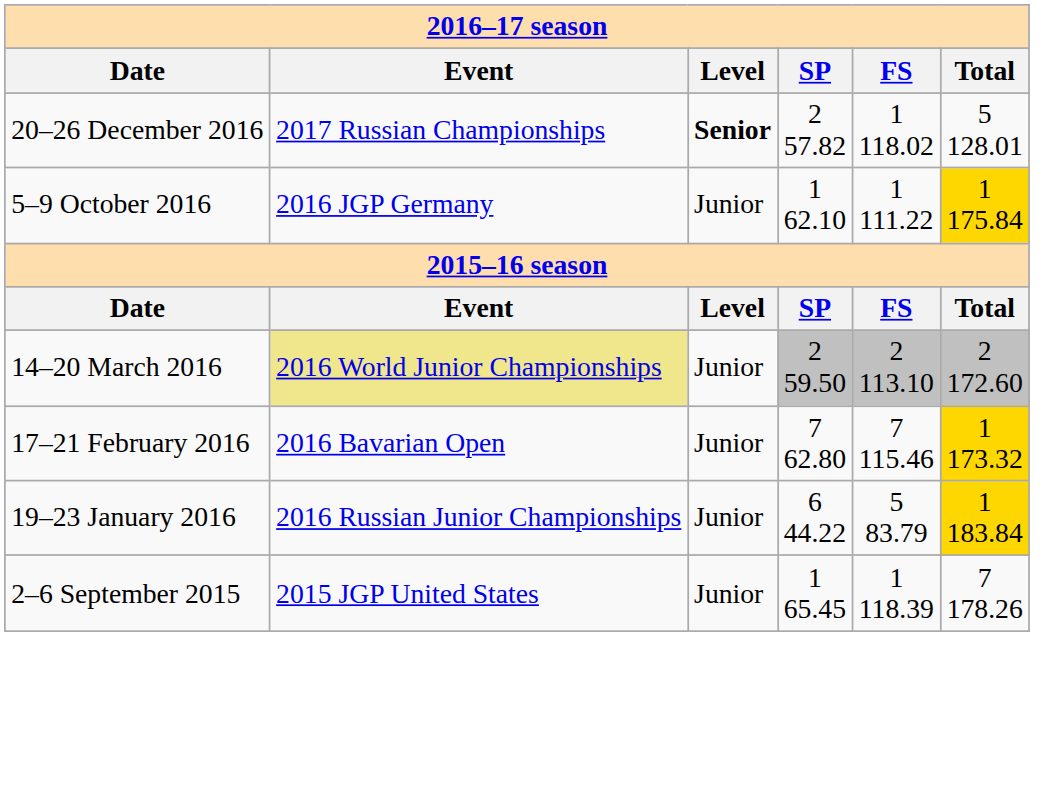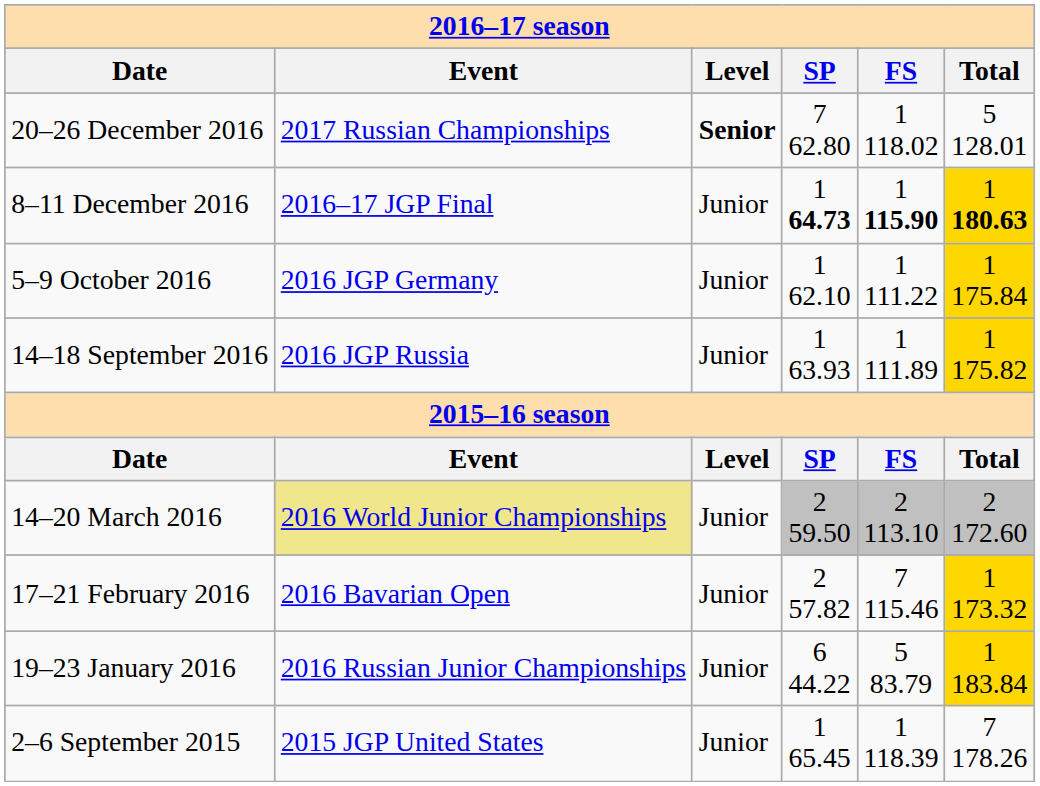(815, 129) 2 57.82 -> (820, 129) 7 62.80
+ row: (130, 204)
+ row: (140, 354)
(815, 442) 7 62.80 -> (820, 592) 2 57.82
